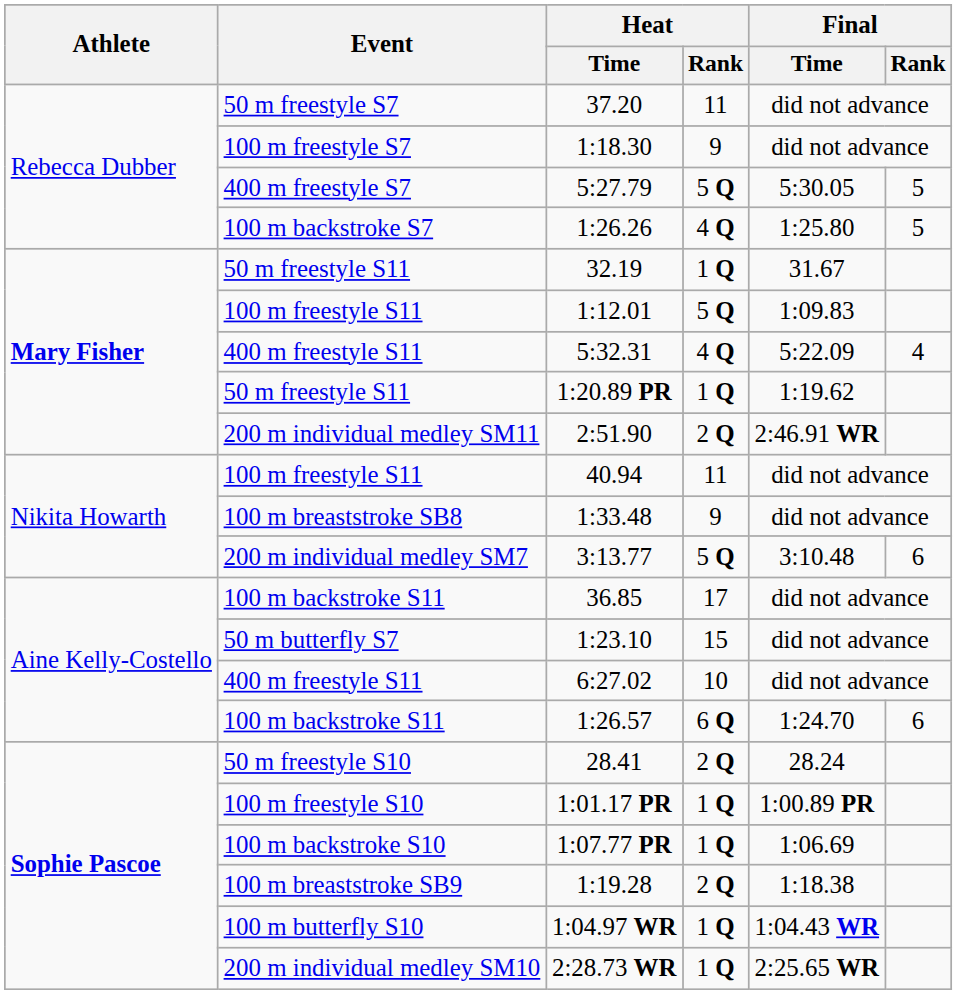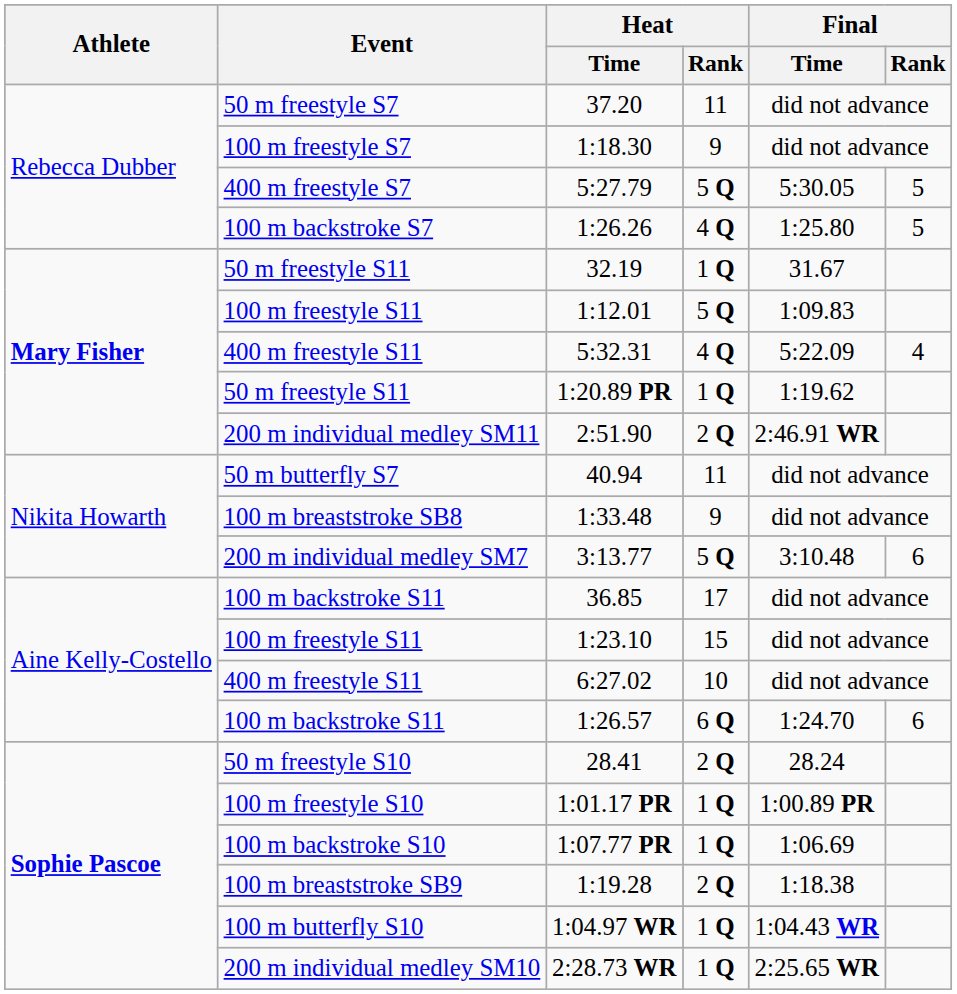(323, 475) 100 m freestyle S11 -> (311, 475) 50 m butterfly S7
(311, 639) 50 m butterfly S7 -> (323, 639) 100 m freestyle S11
